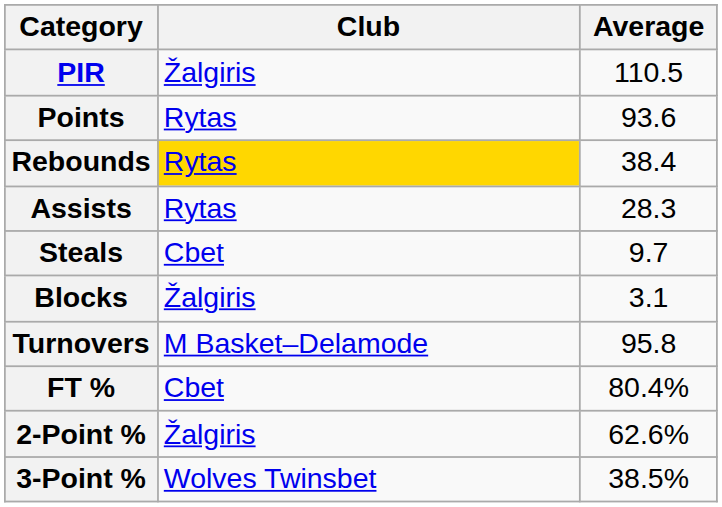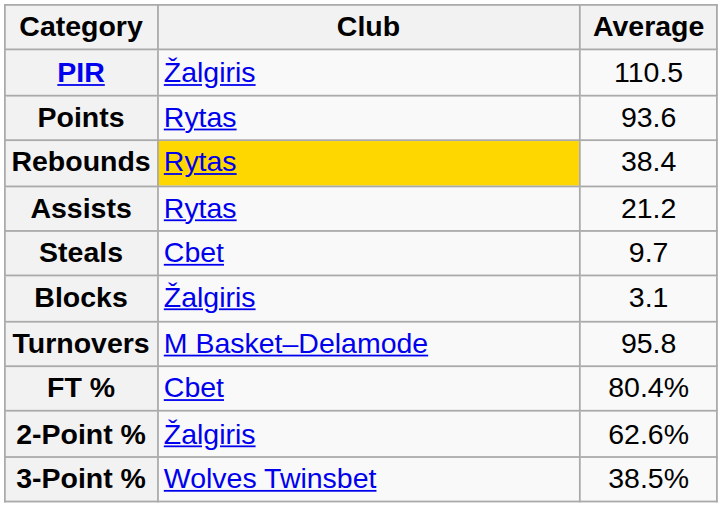(649, 207) 28.3 -> (649, 207) 21.2
